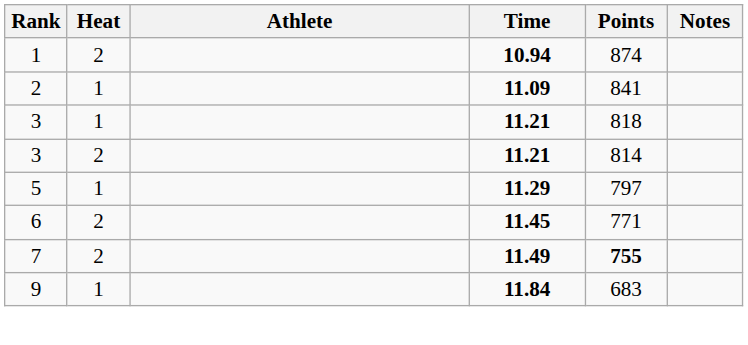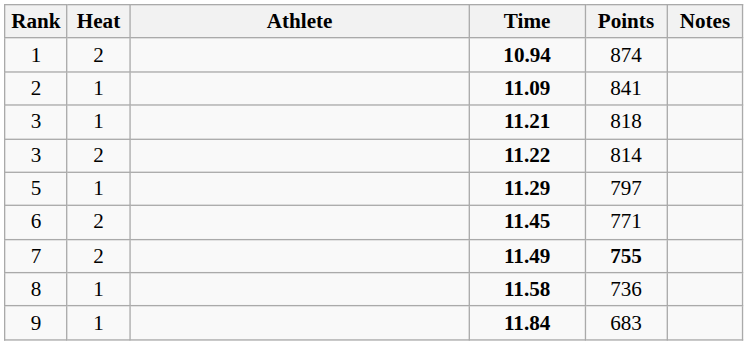(527, 155) 11.21 -> (527, 155) 11.22
+ row: (36, 289)
